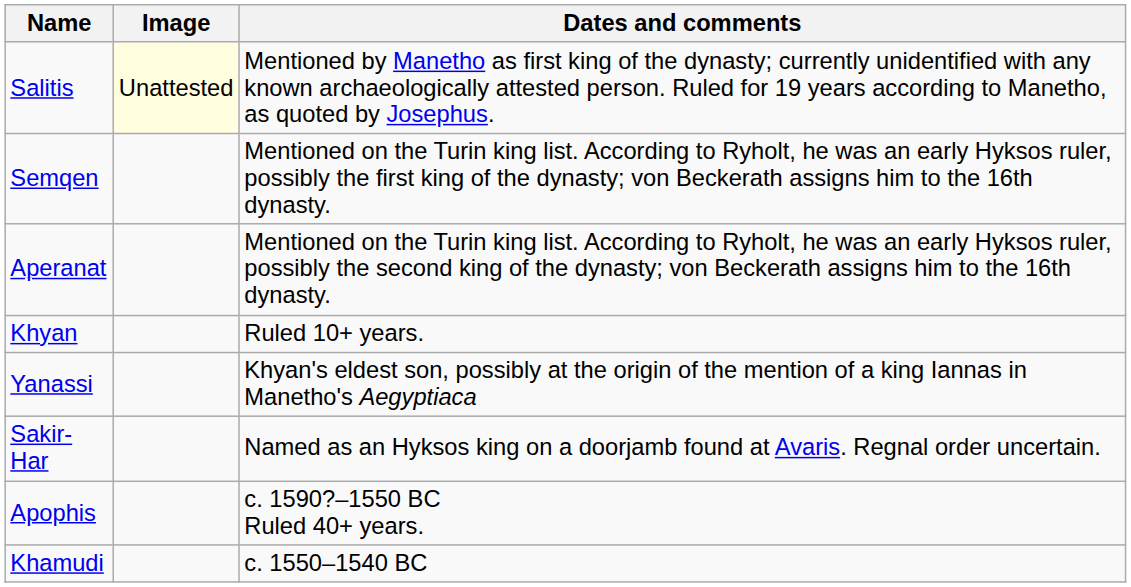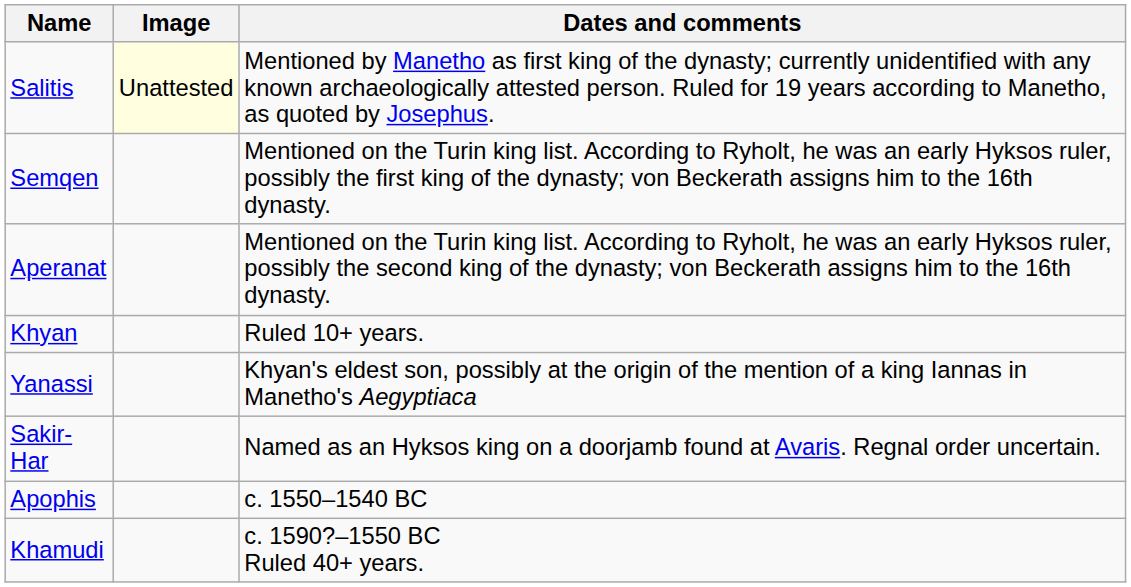(342, 512) c. 1590?–1550 BC Ruled 40+ years. -> (336, 499) c. 1550–1540 BC
(336, 563) c. 1550–1540 BC -> (342, 550) c. 1590?–1550 BC Ruled 40+ years.
